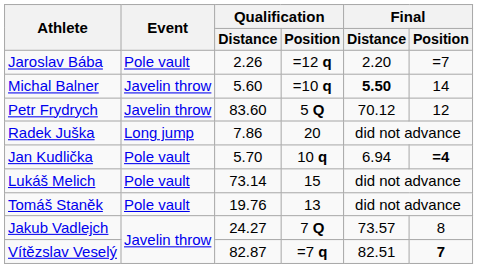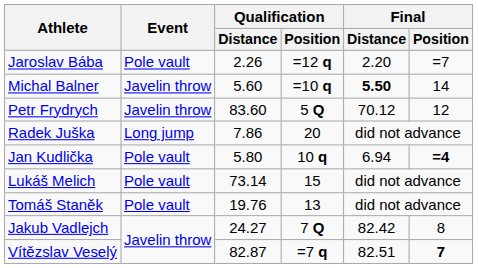(248, 157) 5.70 -> (248, 157) 5.80
(377, 228) 73.57 -> (377, 228) 82.42
